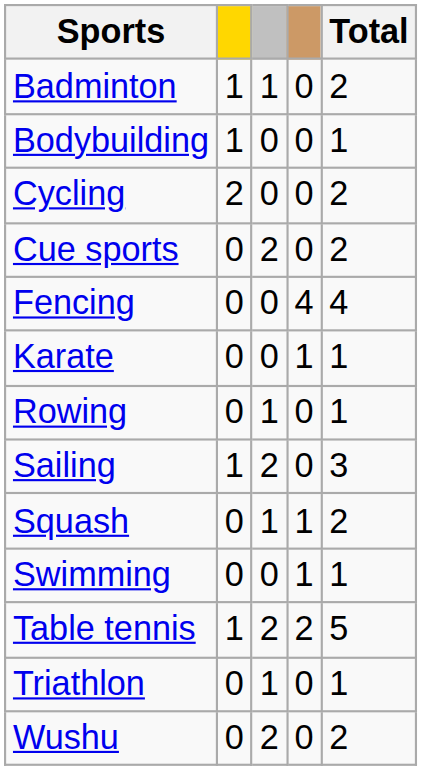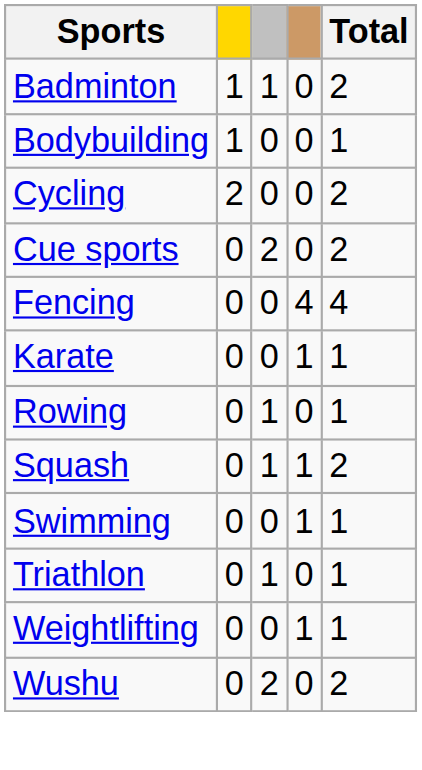- row: (64, 466)
- row: (104, 628)
+ row: (106, 628)
